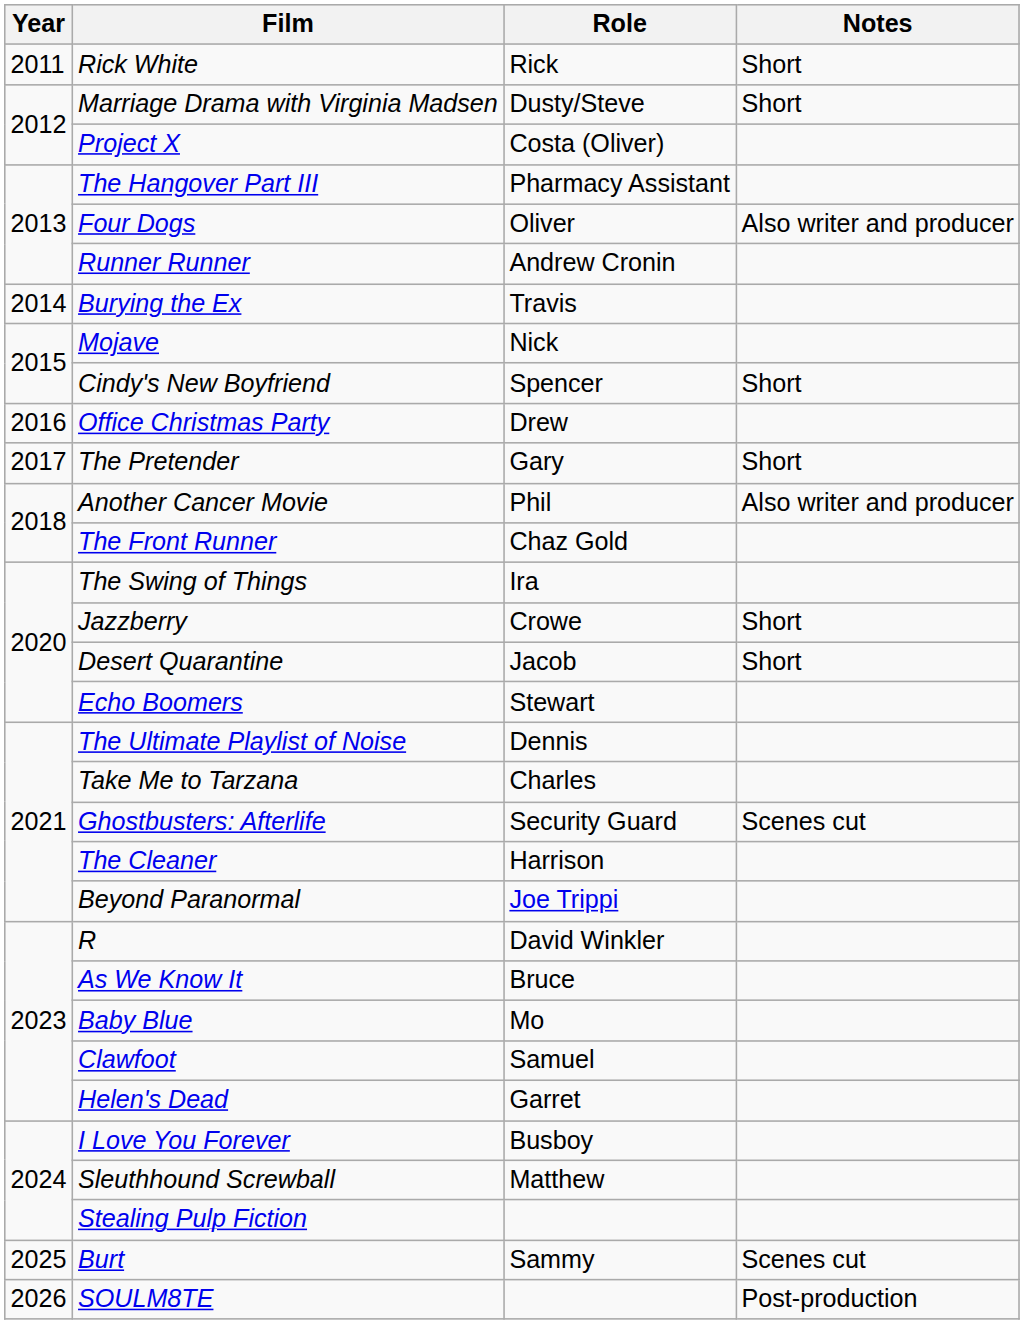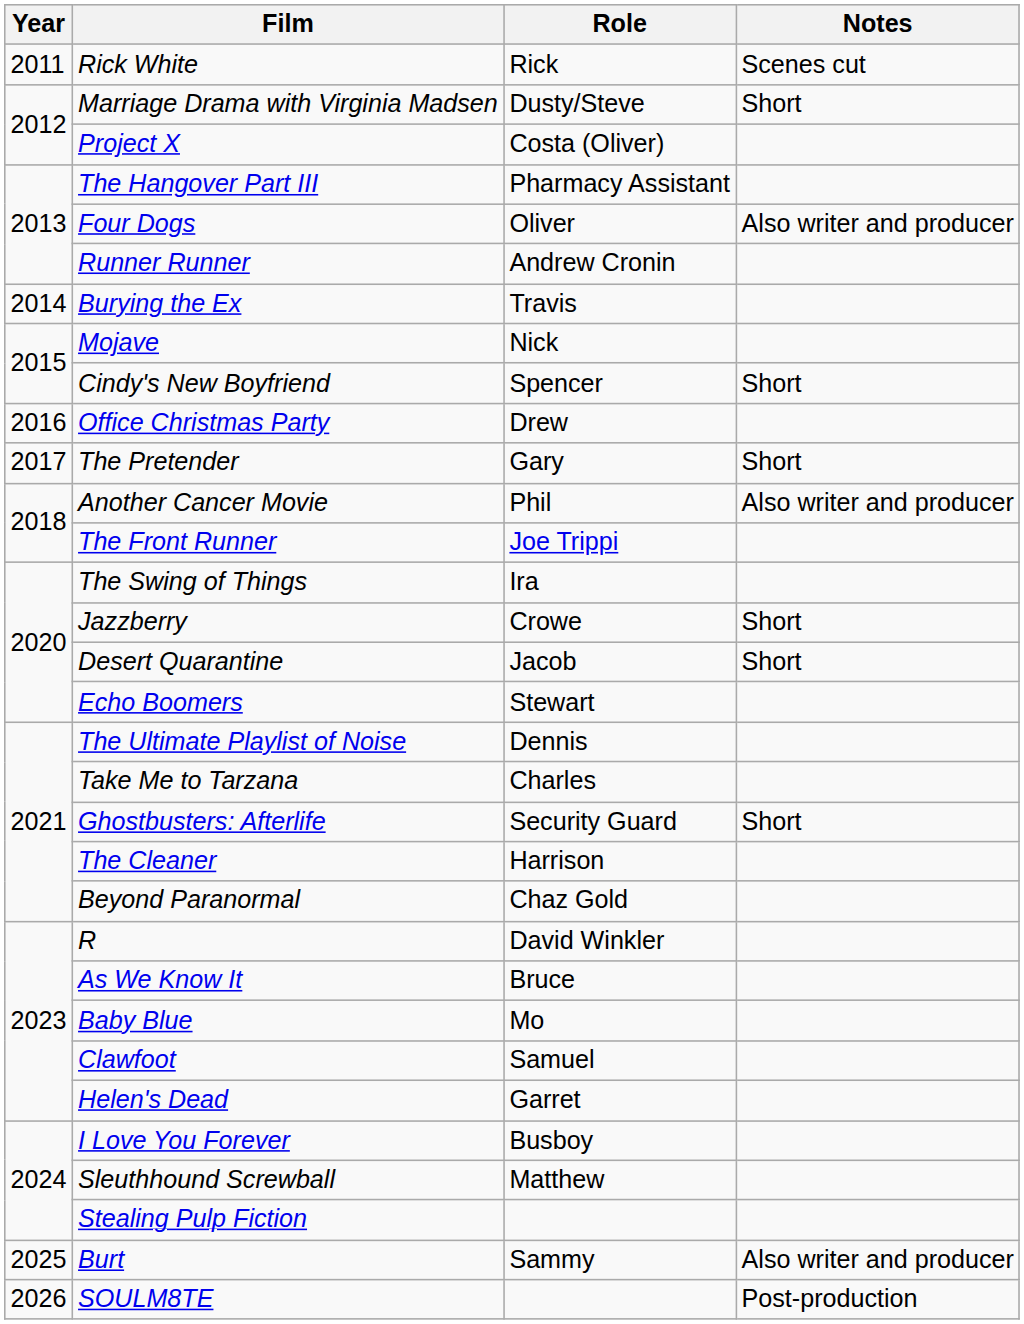(772, 64) Short -> (804, 64) Scenes cut
(569, 542) Chaz Gold -> (564, 542) Joe Trippi
(804, 821) Scenes cut -> (772, 821) Short
(564, 900) Joe Trippi -> (569, 900) Chaz Gold
(804, 1259) Scenes cut -> (878, 1259) Also writer and producer
